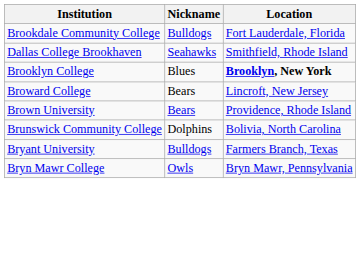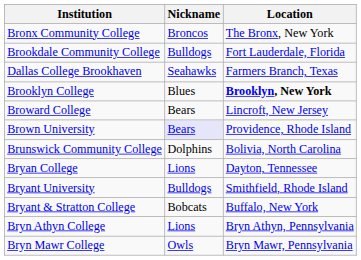+ row: (73, 33)
(287, 52) Smithfield, Rhode Island -> (282, 71) Farmers Branch, Texas
(181, 110) no background -> (181, 129) lavender background
+ row: (42, 168)
(282, 149) Farmers Branch, Texas -> (287, 187) Smithfield, Rhode Island
+ row: (71, 206)
+ row: (56, 226)
